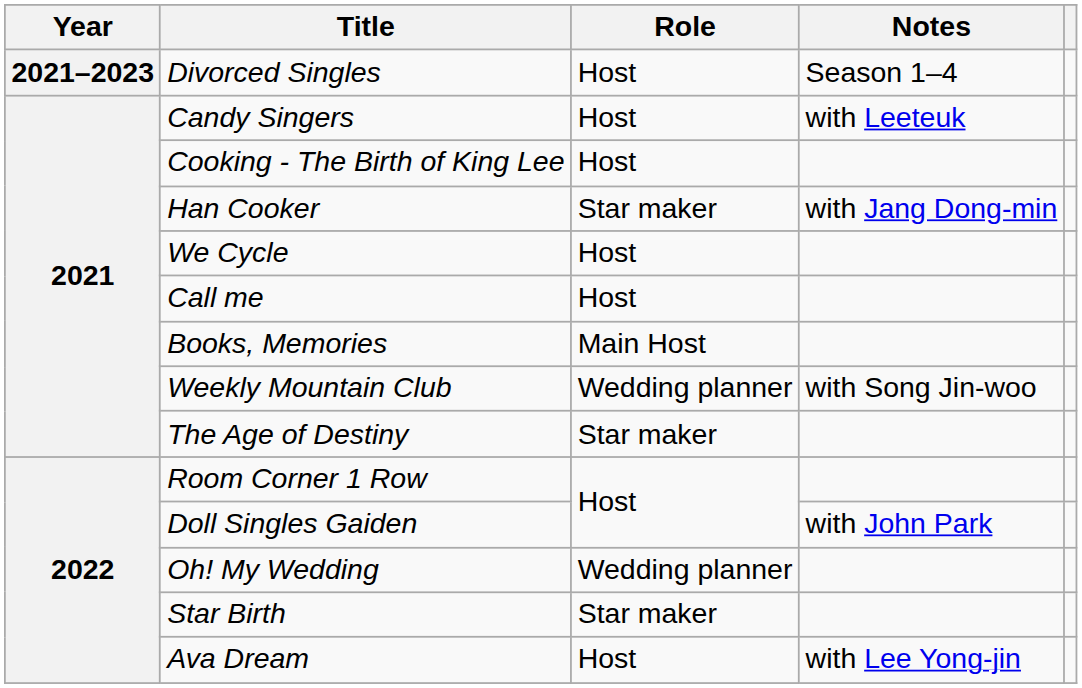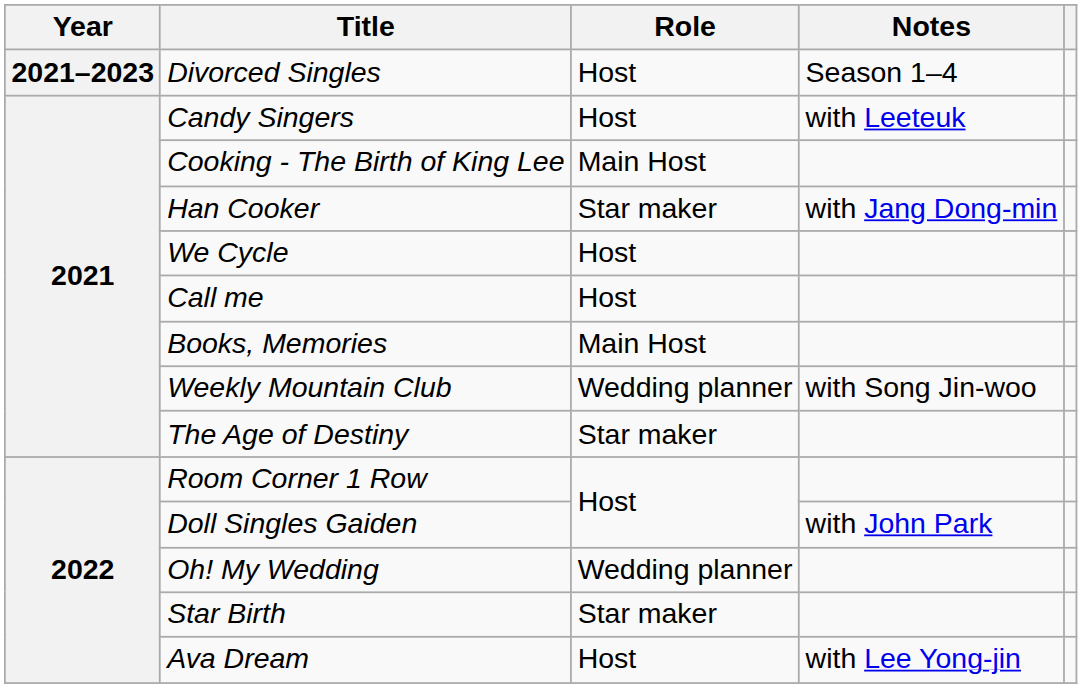(607, 162) Host -> (642, 162) Main Host
